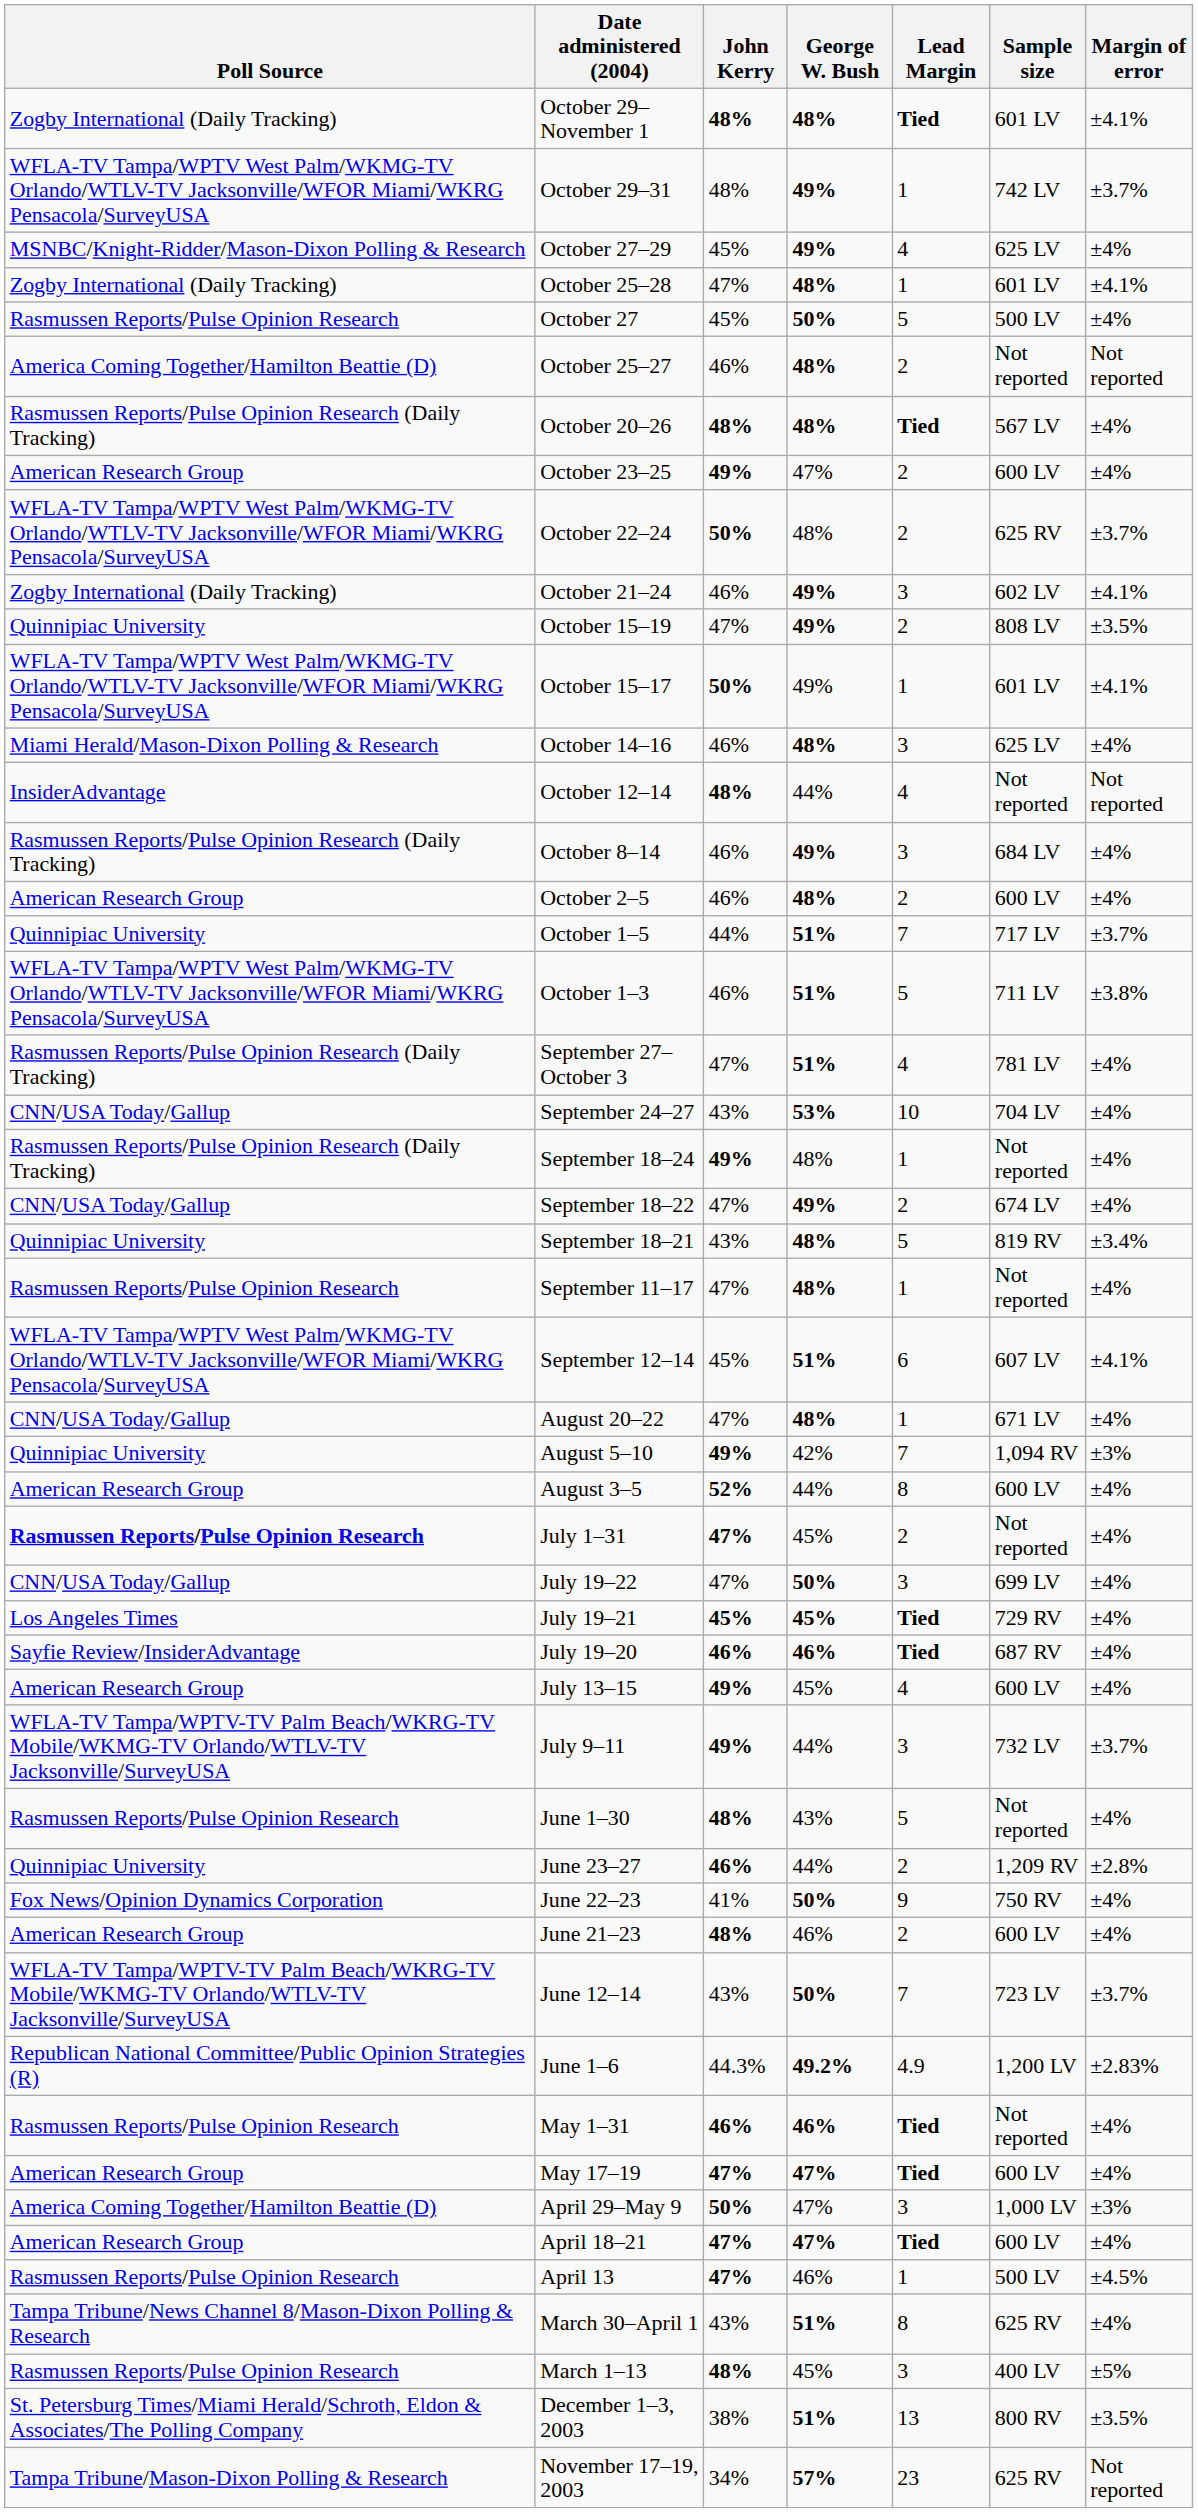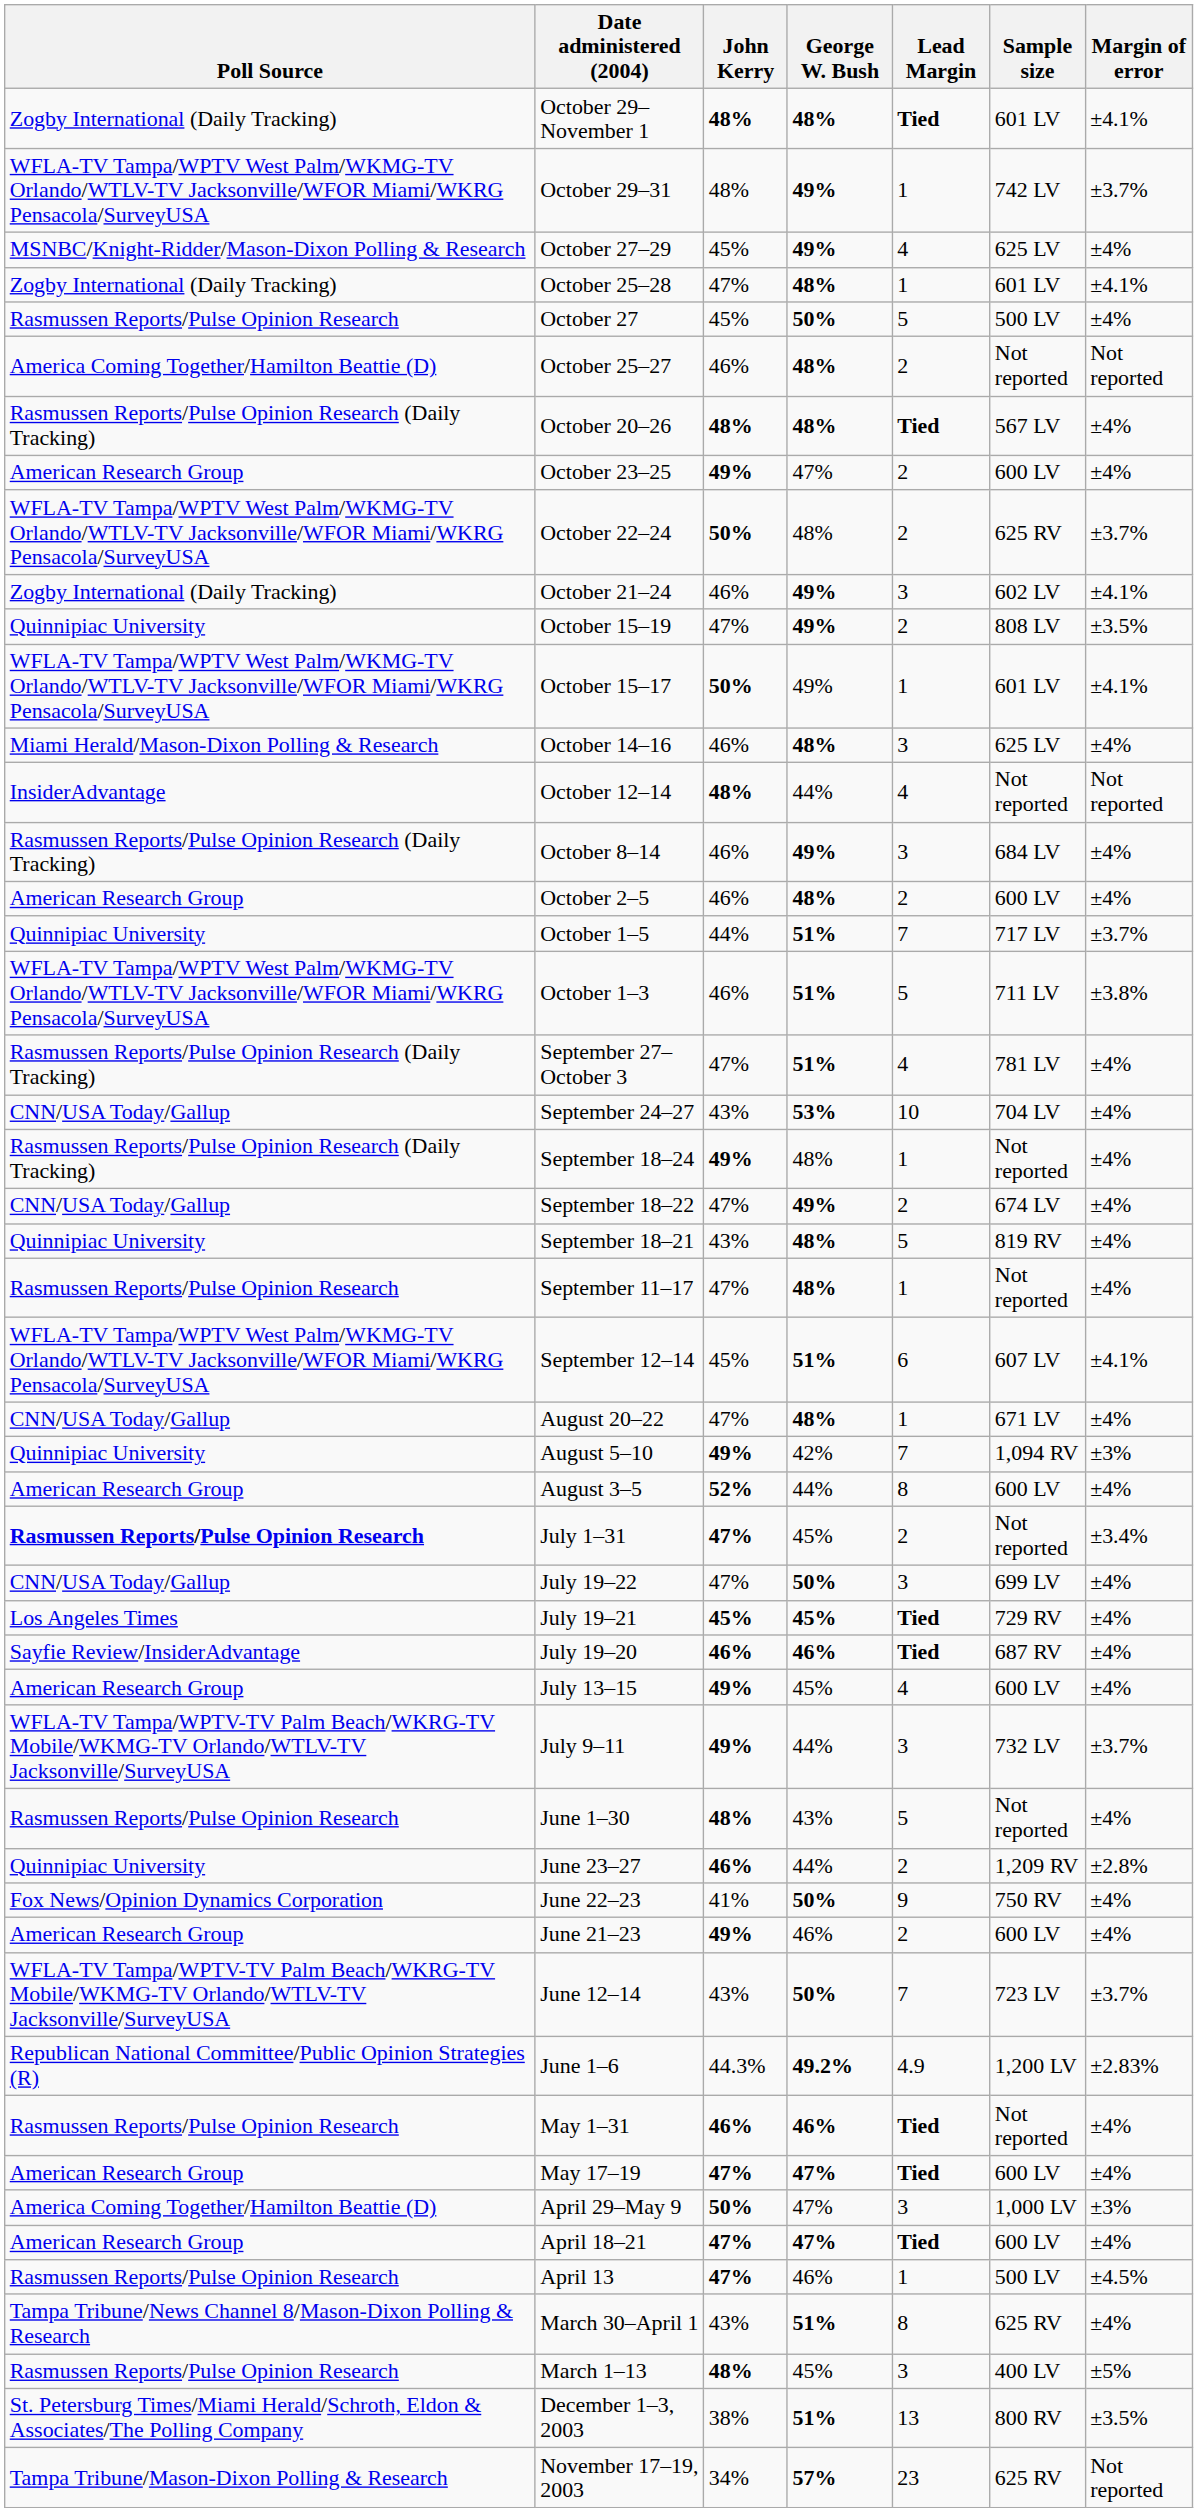(1119, 1240) ±3.4% -> (1111, 1240) ±4%
(1111, 1535) ±4% -> (1119, 1535) ±3.4%
(731, 1934) 48% -> (731, 1934) 49%
